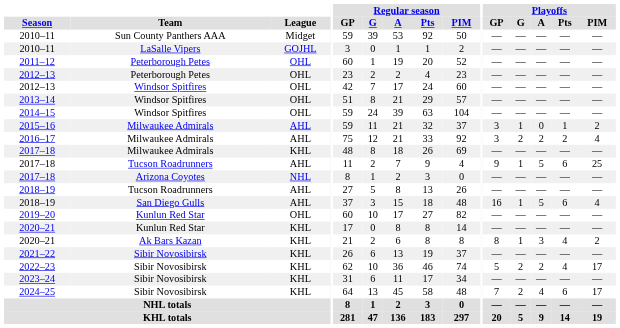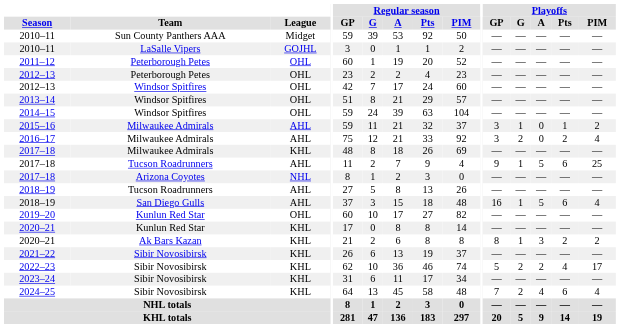(541, 138) 2 -> (541, 138) 0
(565, 240) 4 -> (565, 240) 2
(597, 292) 17 -> (597, 292) 4
